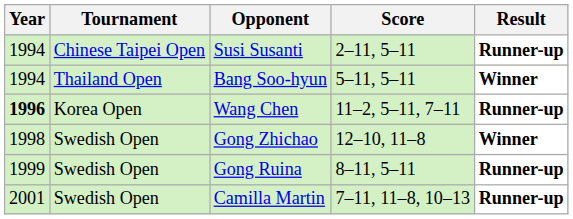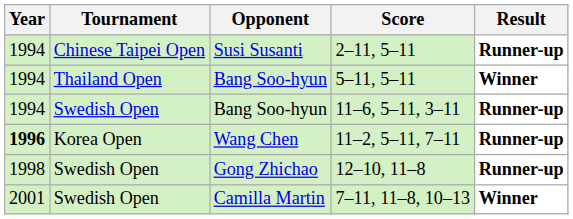+ row: (398, 109)
(508, 139) Winner -> (521, 169) Runner-up
- row: (376, 169)
(521, 199) Runner-up -> (508, 199) Winner
